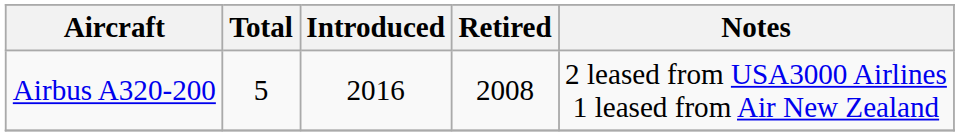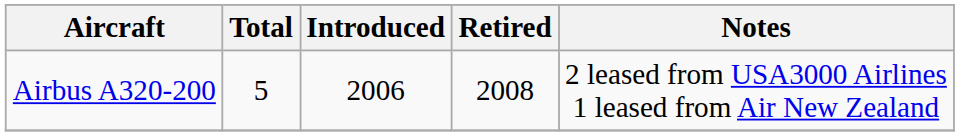(376, 90) 2016 -> (376, 90) 2006
